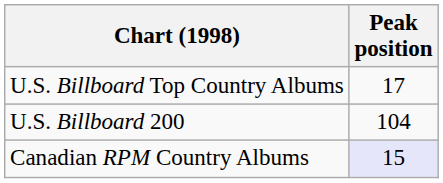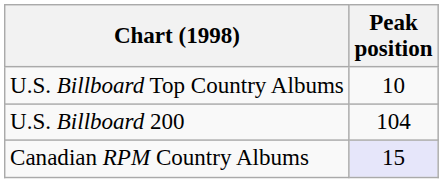(394, 85) 17 -> (394, 85) 10
